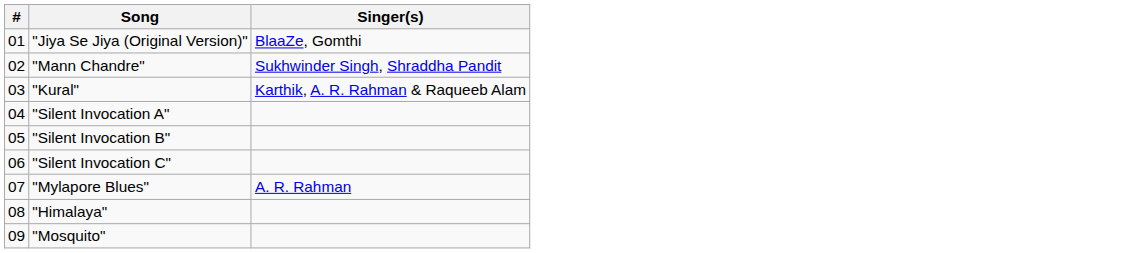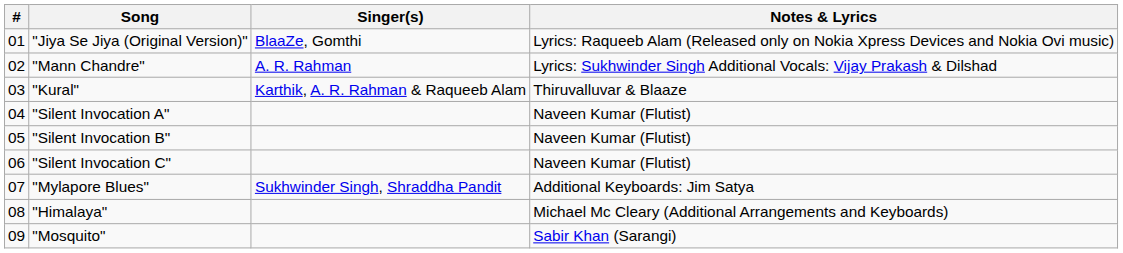+ column: (824, 17)
(378, 65) Sukhwinder Singh, Shraddha Pandit -> (303, 65) A. R. Rahman
(303, 187) A. R. Rahman -> (378, 187) Sukhwinder Singh, Shraddha Pandit
